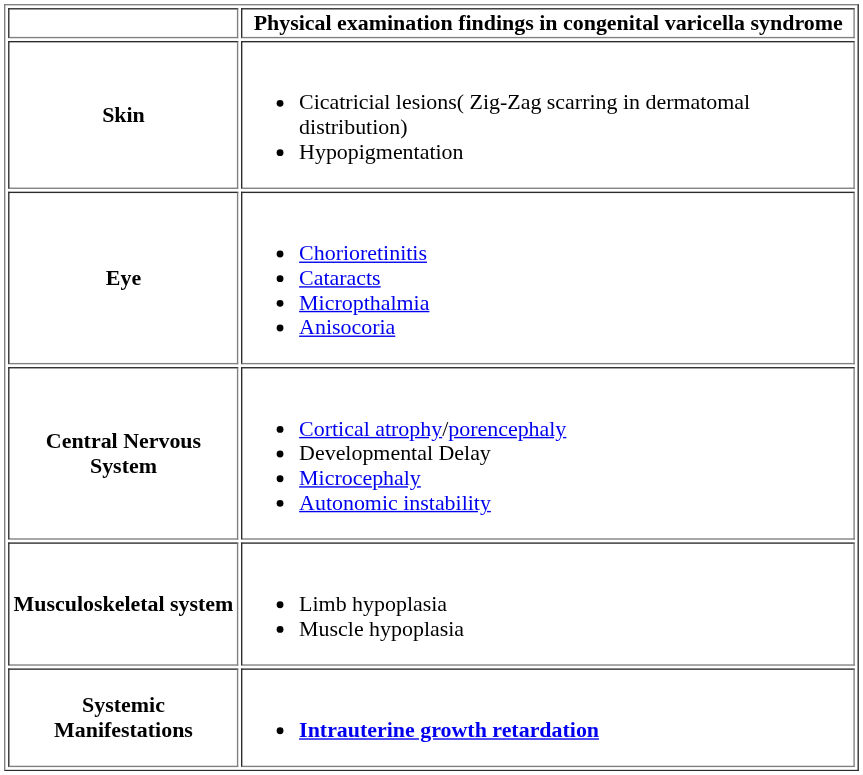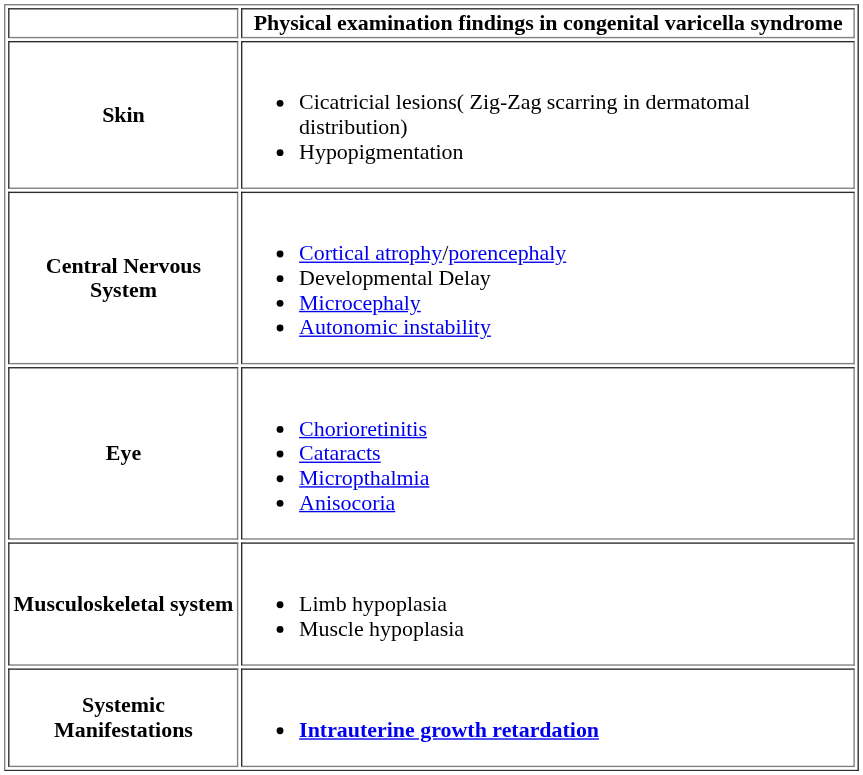rows swapped: (123, 277) <-> (123, 453)
